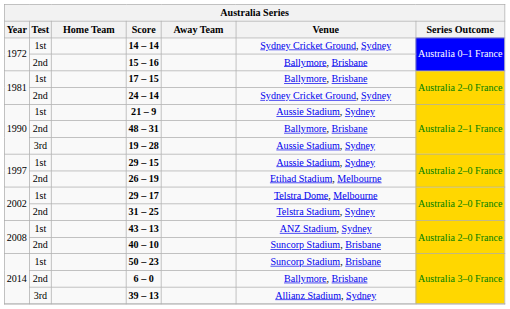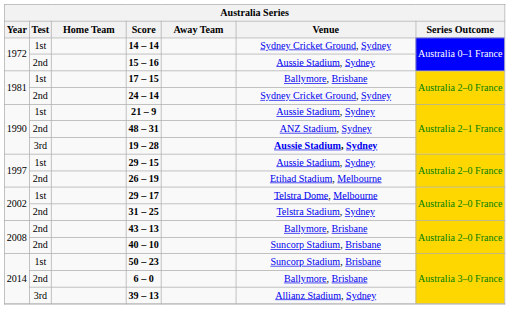(326, 63) Ballymore, Brisbane -> (326, 63) Aussie Stadium, Sydney
(326, 129) Ballymore, Brisbane -> (326, 129) ANZ Stadium, Sydney
(326, 146) normal -> (326, 146) bold
(40, 229) 1st -> (40, 229) 2nd
(326, 229) ANZ Stadium, Sydney -> (326, 229) Ballymore, Brisbane
